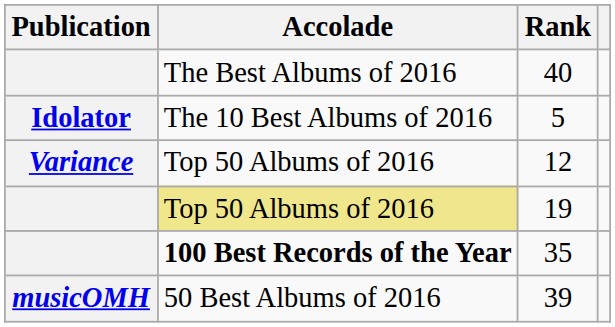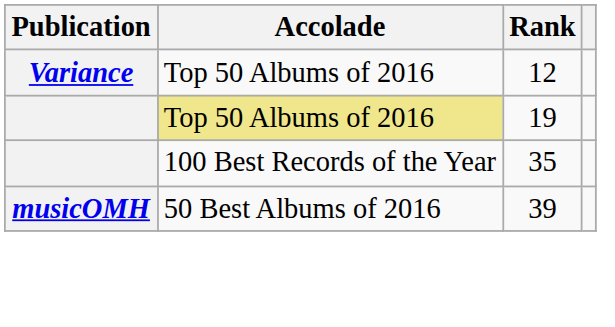- row: (558, 72)
- row: (558, 117)
(338, 252) bold -> (330, 162) normal
